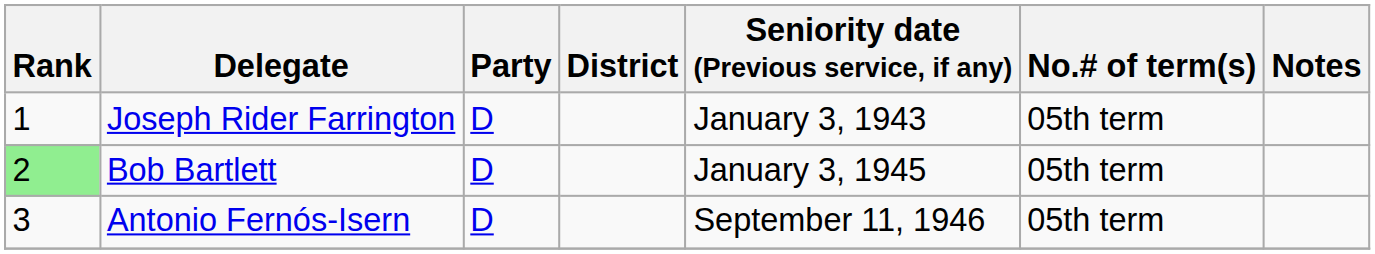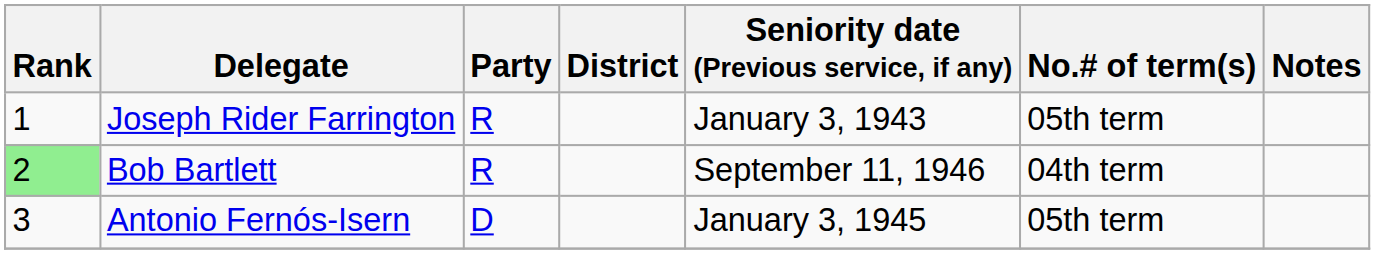(482, 118) D -> (482, 118) R
(482, 169) D -> (482, 169) R
(810, 169) January 3, 1945 -> (839, 169) September 11, 1946
(1096, 169) 05th term -> (1096, 169) 04th term
(839, 221) September 11, 1946 -> (810, 221) January 3, 1945
